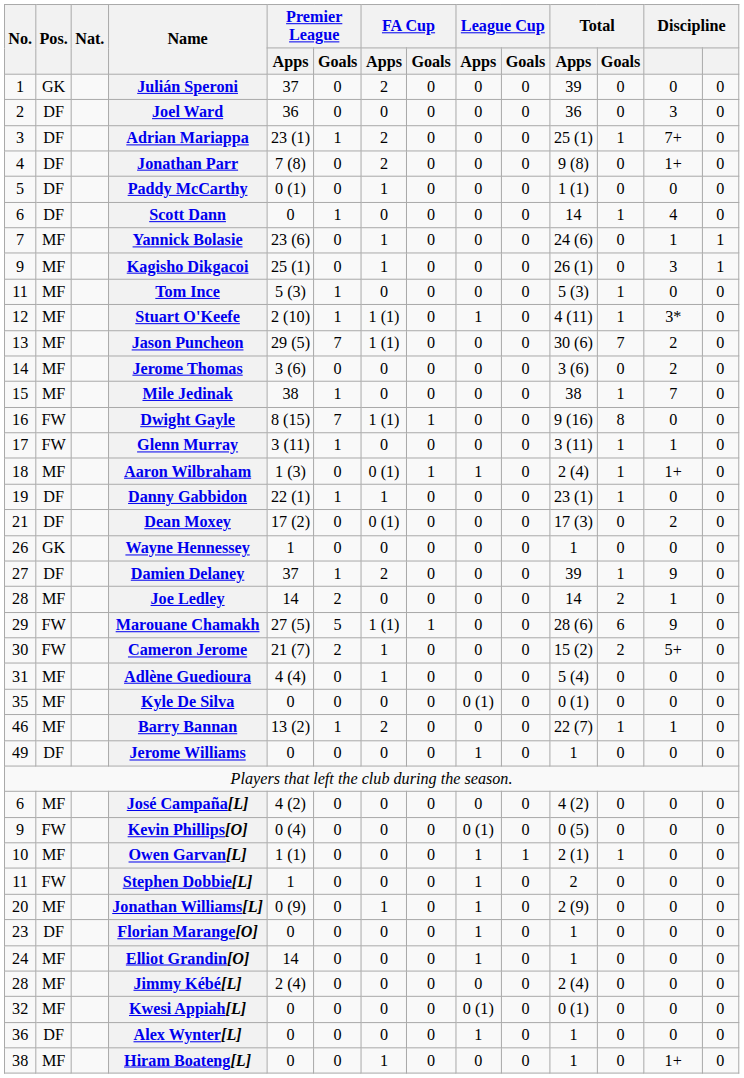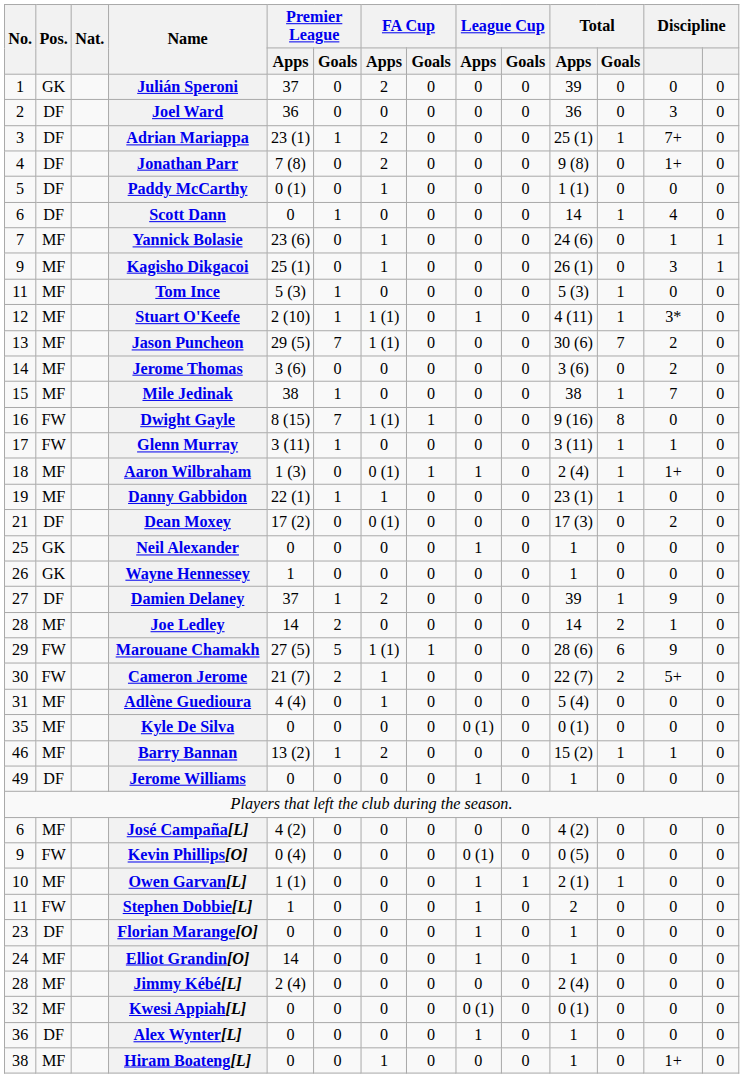(54, 496) DF -> (54, 496) MF
+ row: (188, 548)
(573, 650) 15 (2) -> (573, 676) 22 (7)
(573, 727) 22 (7) -> (573, 753) 15 (2)
- row: (188, 906)
